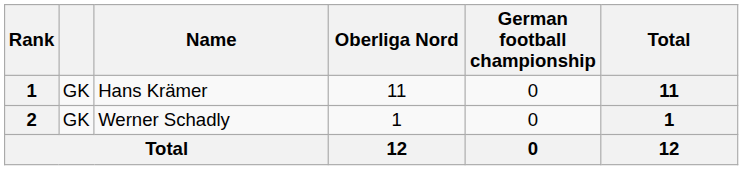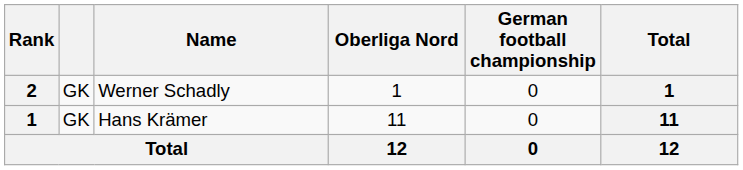rows swapped: (153, 90) <-> (164, 119)
